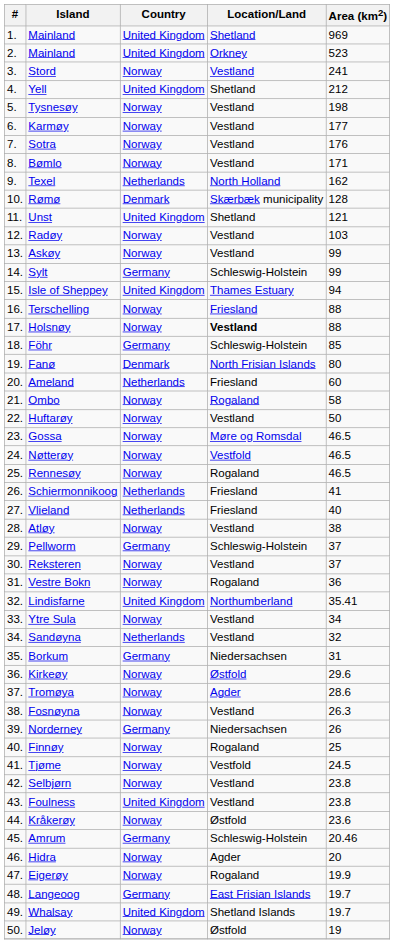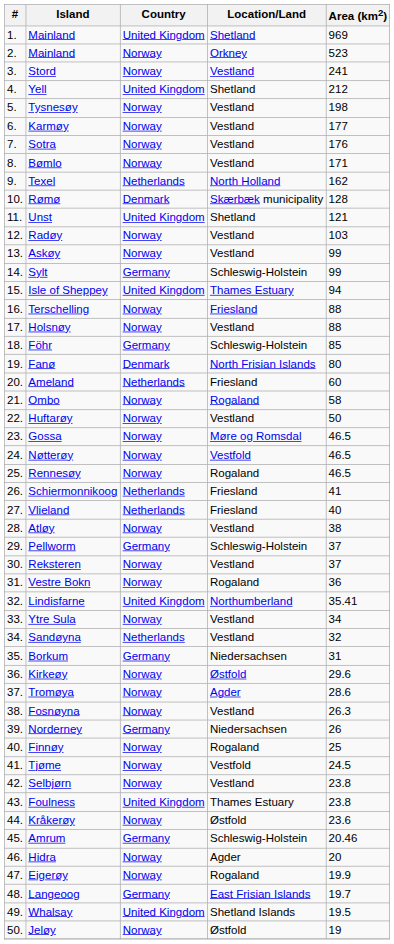(164, 53) United Kingdom -> (142, 53) Norway
(234, 327) bold -> (232, 327) normal
(232, 802) Vestland -> (252, 802) Thames Estuary
(340, 911) 19.7 -> (340, 911) 19.5
